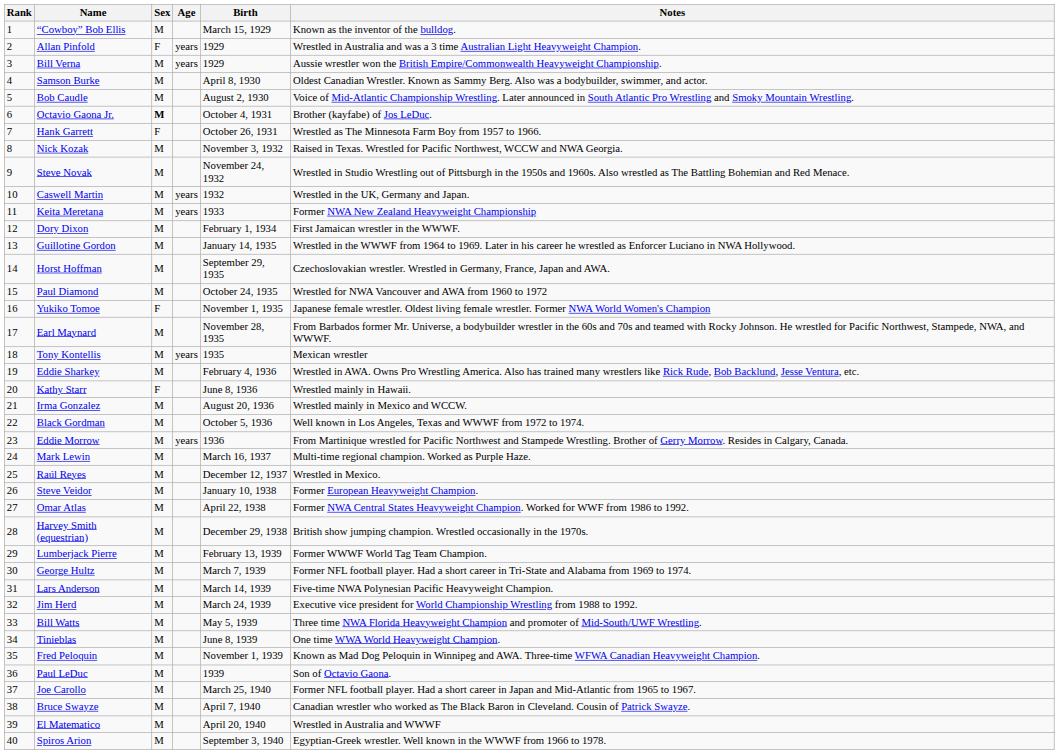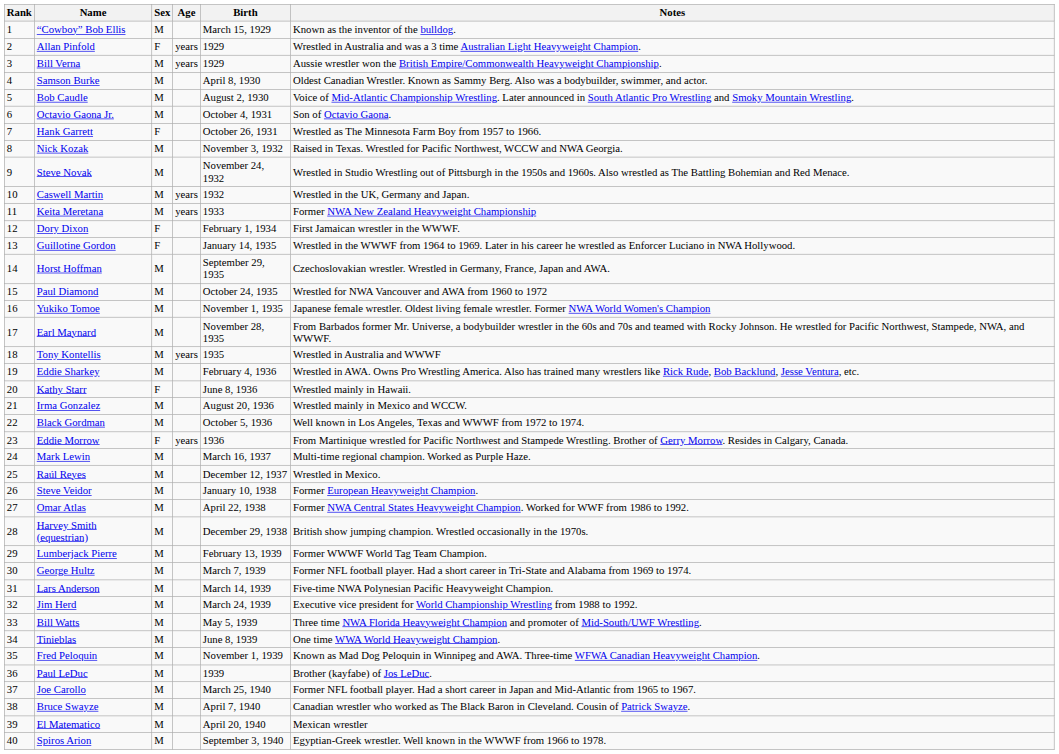(159, 115) bold -> (159, 115) normal
(362, 115) Brother (kayfabe) of Jos LeDuc. -> (342, 115) Son of Octavio Gaona.
(159, 229) M -> (157, 229) F
(159, 246) M -> (157, 246) F
(157, 309) F -> (159, 309) M
(330, 355) Mexican wrestler -> (367, 355) Wrestled in Australia and WWWF
(159, 440) M -> (157, 440) F
(342, 673) Son of Octavio Gaona. -> (362, 673) Brother (kayfabe) of Jos LeDuc.
(367, 724) Wrestled in Australia and WWWF -> (330, 724) Mexican wrestler
